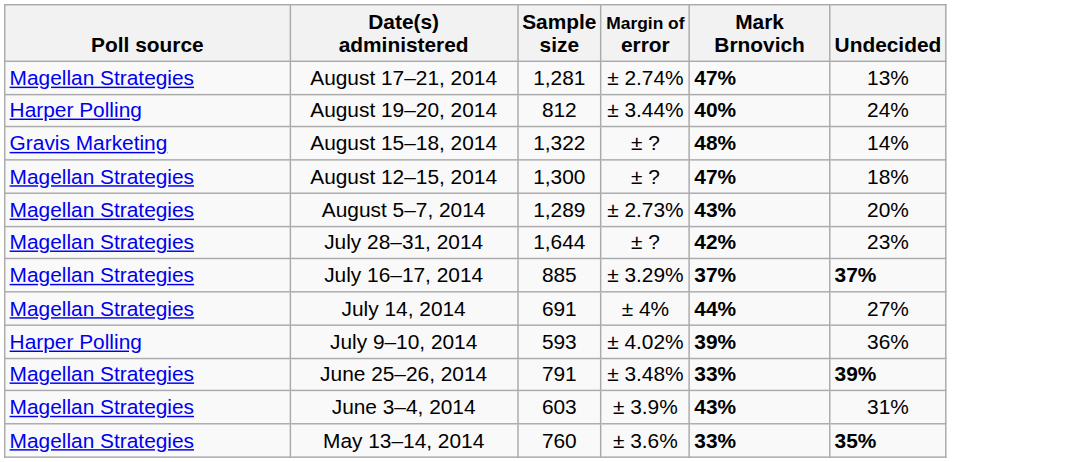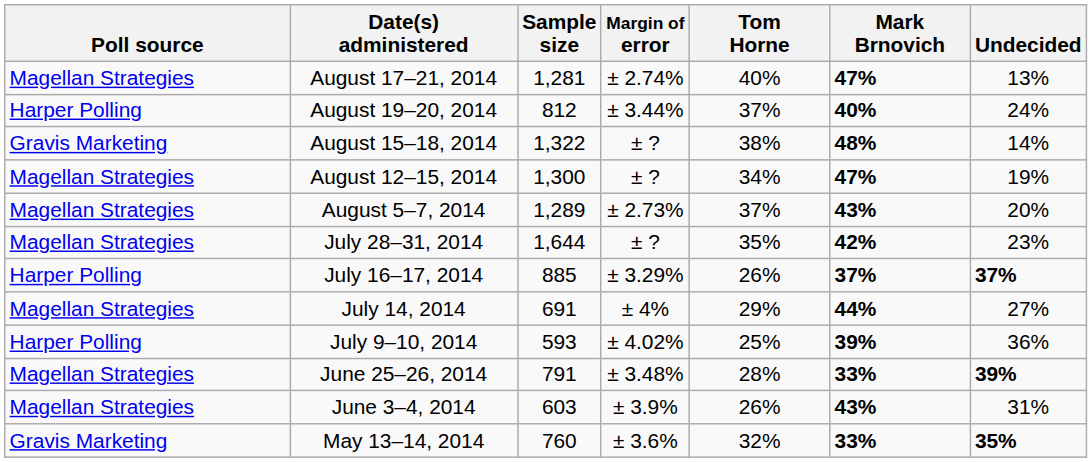+ column: (760, 33)
(888, 177) 18% -> (1028, 177) 19%
(102, 276) Magellan Strategies -> (76, 276) Harper Polling
(102, 441) Magellan Strategies -> (88, 441) Gravis Marketing
